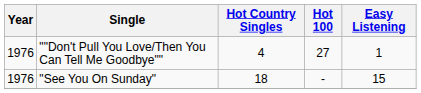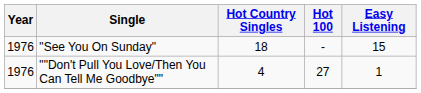rows swapped: (123, 53) <-> (98, 79)
